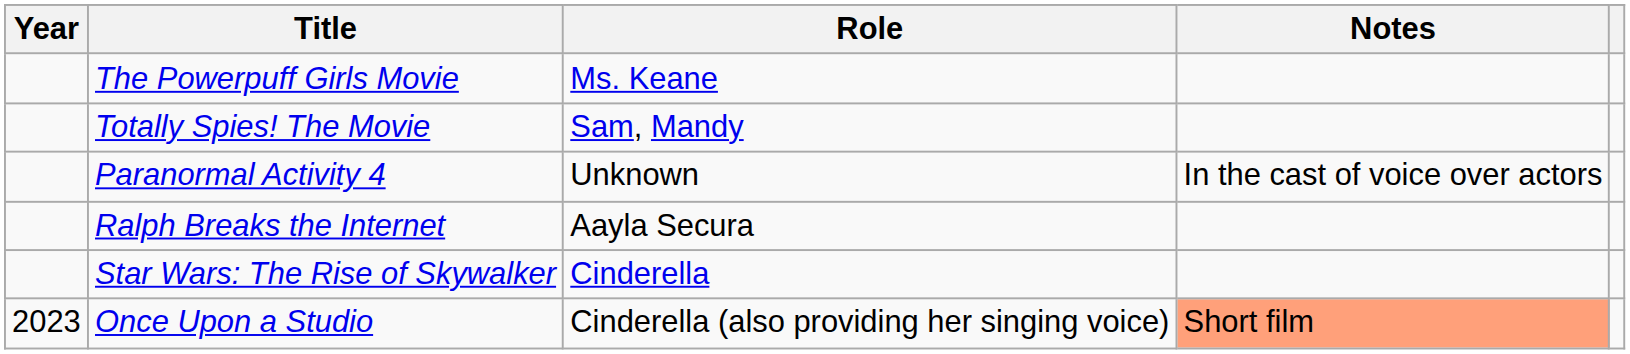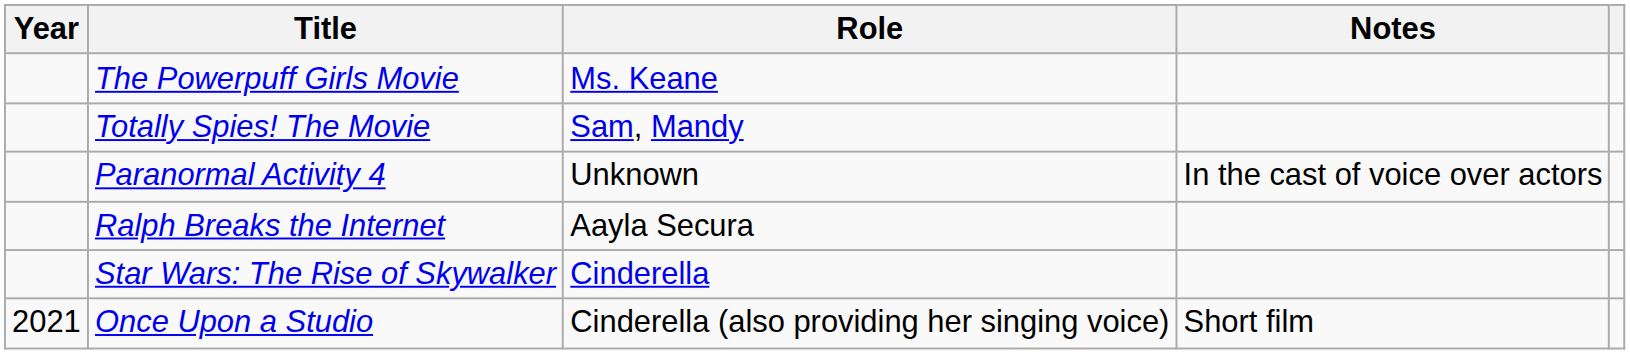(46, 322) 2023 -> (46, 322) 2021
(1249, 322) lightsalmon background -> (1249, 322) no background
